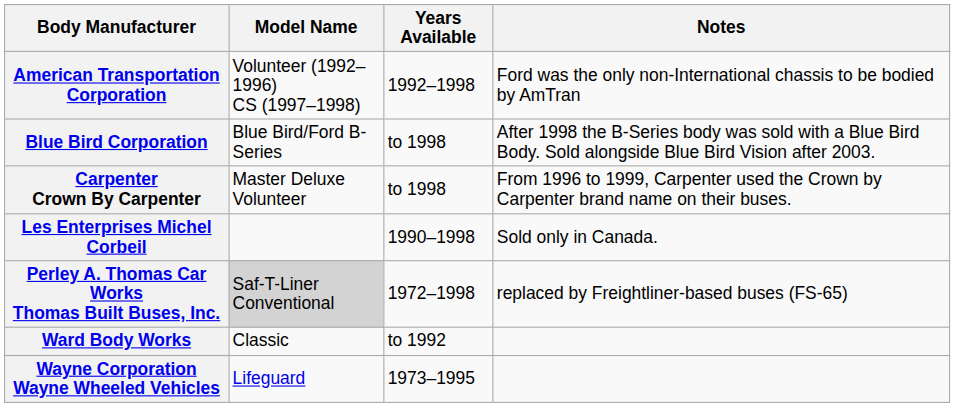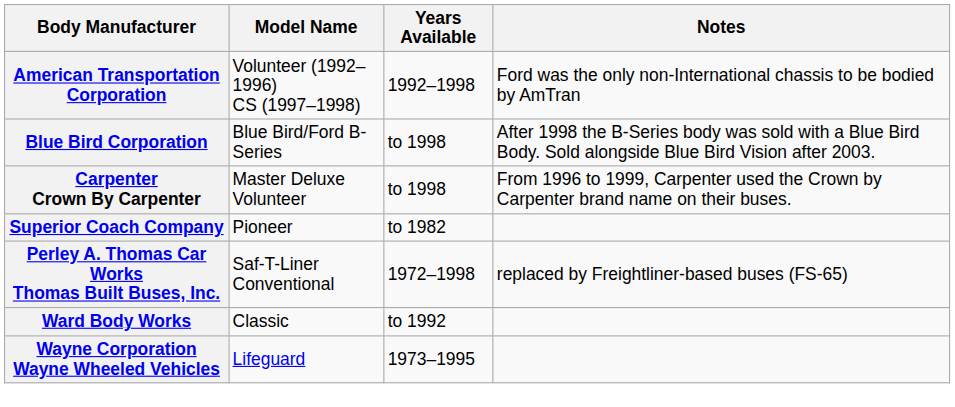- row: (117, 236)
+ row: (117, 227)
(283, 293) lightgrey background -> (283, 274) no background
